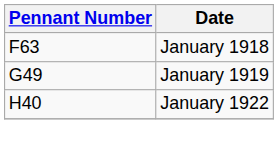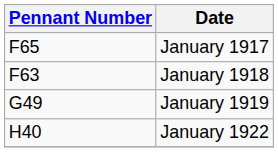+ row: (215, 47)
